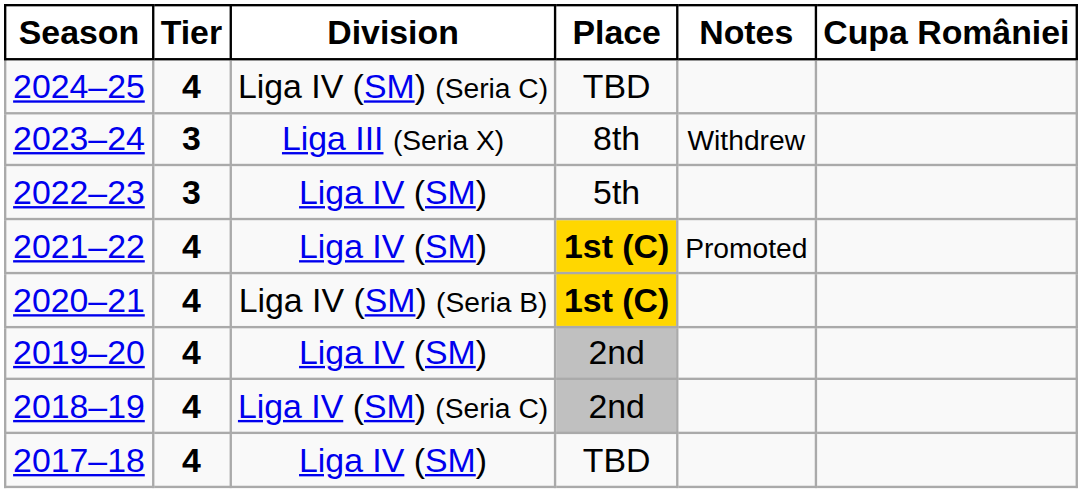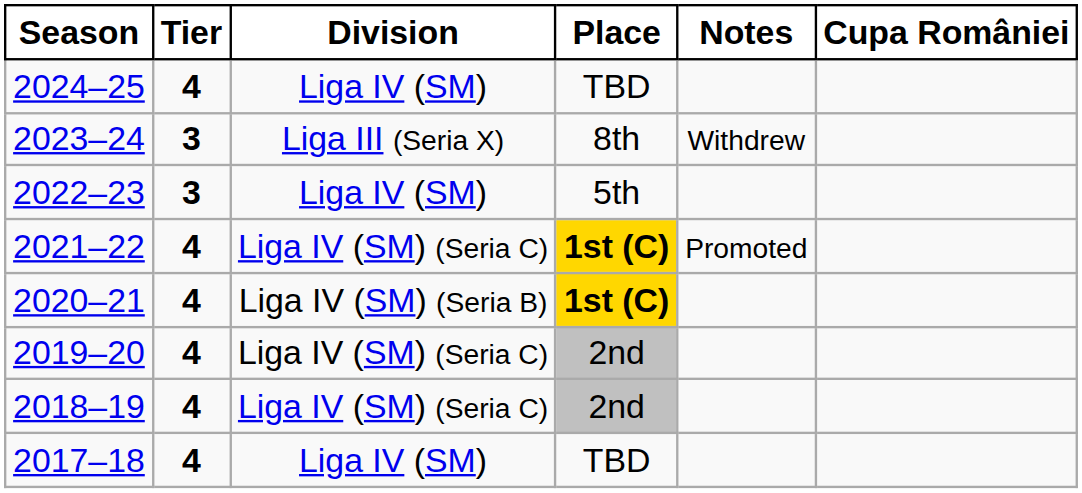(393, 86) Liga IV (SM) (Seria C) -> (393, 86) Liga IV (SM)
(393, 246) Liga IV (SM) -> (393, 246) Liga IV (SM) (Seria C)
(393, 353) Liga IV (SM) -> (393, 353) Liga IV (SM) (Seria C)
